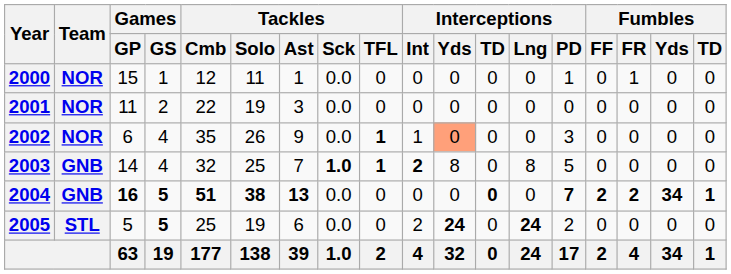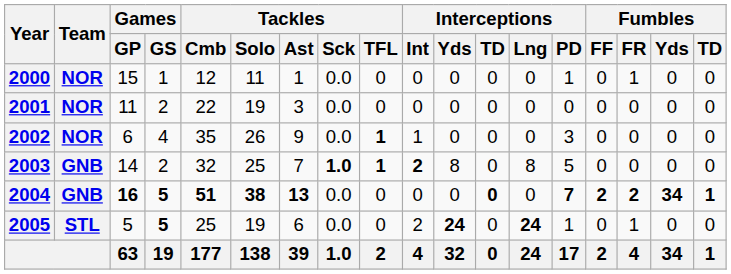(455, 136) lightsalmon background -> (455, 136) no background
(163, 166) 4 -> (163, 166) 2
(569, 225) 2 -> (569, 225) 1
(634, 225) 0 -> (634, 225) 1
